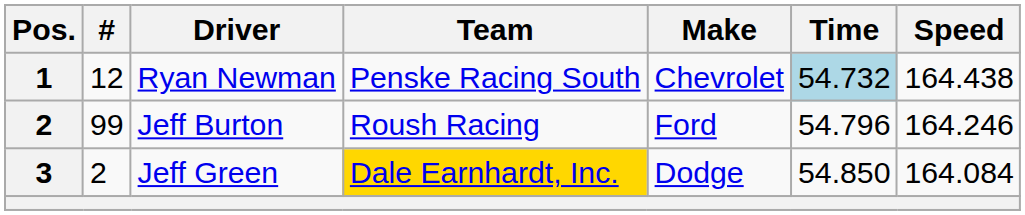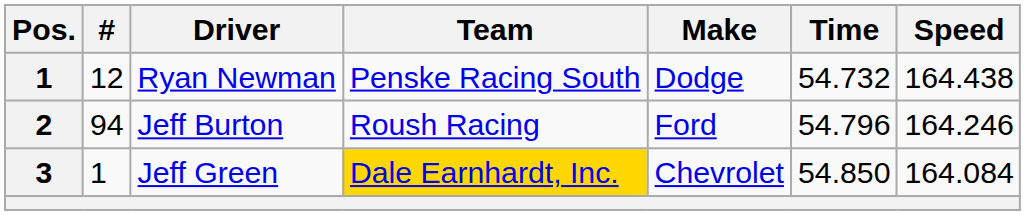(719, 77) Chevrolet -> (699, 77) Dodge
(844, 77) lightblue background -> (844, 77) no background
(107, 125) 99 -> (107, 125) 94
(98, 173) 2 -> (98, 173) 1
(699, 173) Dodge -> (719, 173) Chevrolet
